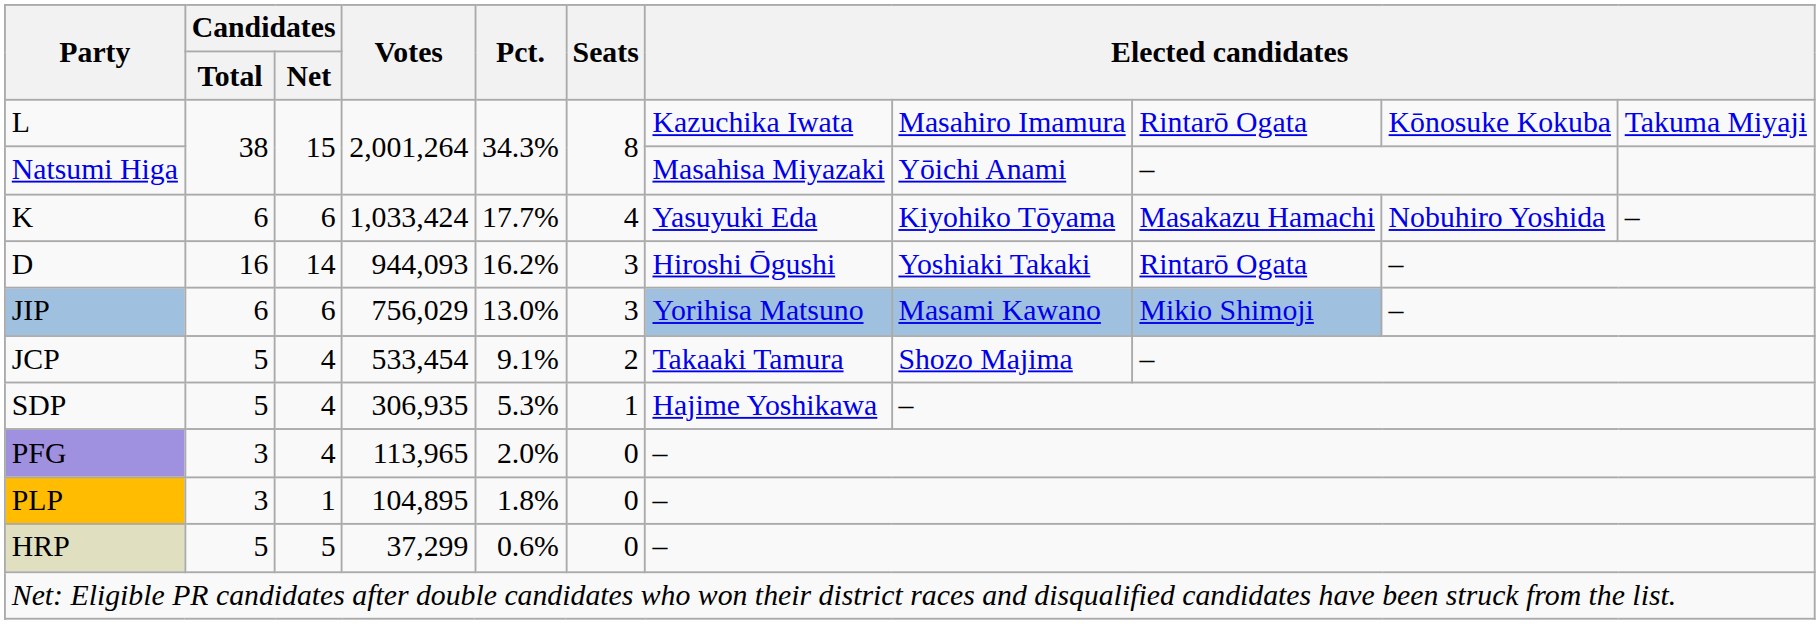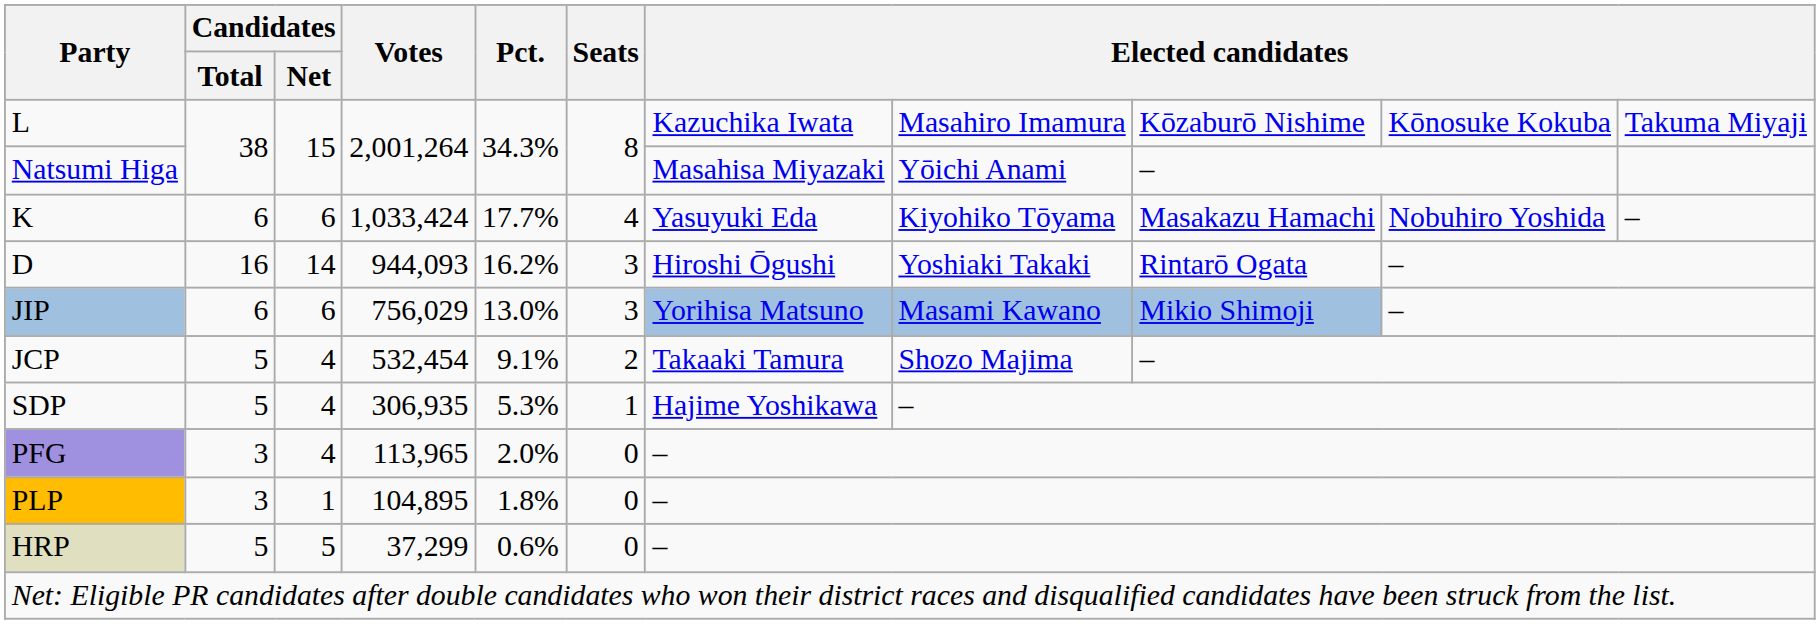(1223, 122) Rintarō Ogata -> (1252, 122) Kōzaburō Nishime
(420, 358) 533,454 -> (420, 358) 532,454
